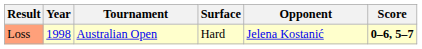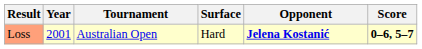(59, 33) 1998 -> (59, 33) 2001
(285, 33) normal -> (288, 33) bold
